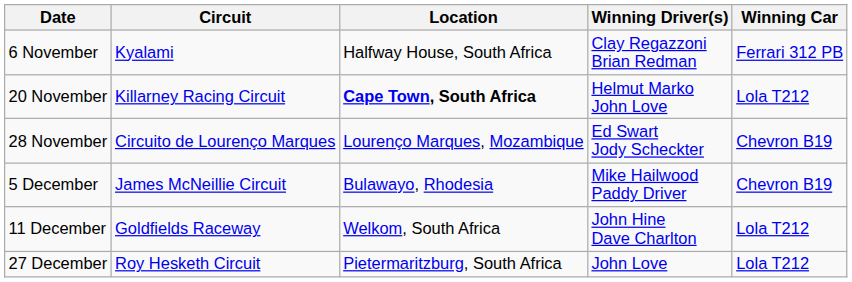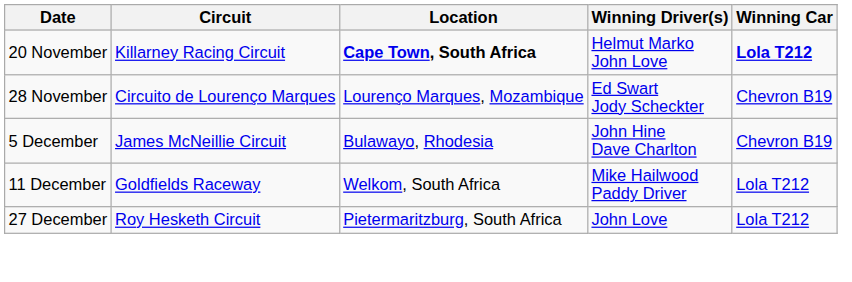- row: (53, 52)
(773, 96) normal -> (774, 52) bold
(645, 184) Mike Hailwood Paddy Driver -> (644, 140) John Hine Dave Charlton
(644, 229) John Hine Dave Charlton -> (645, 184) Mike Hailwood Paddy Driver
